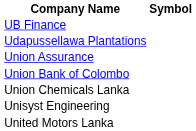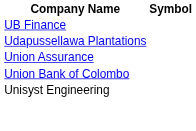- row: (67, 90)
- row: (59, 122)
